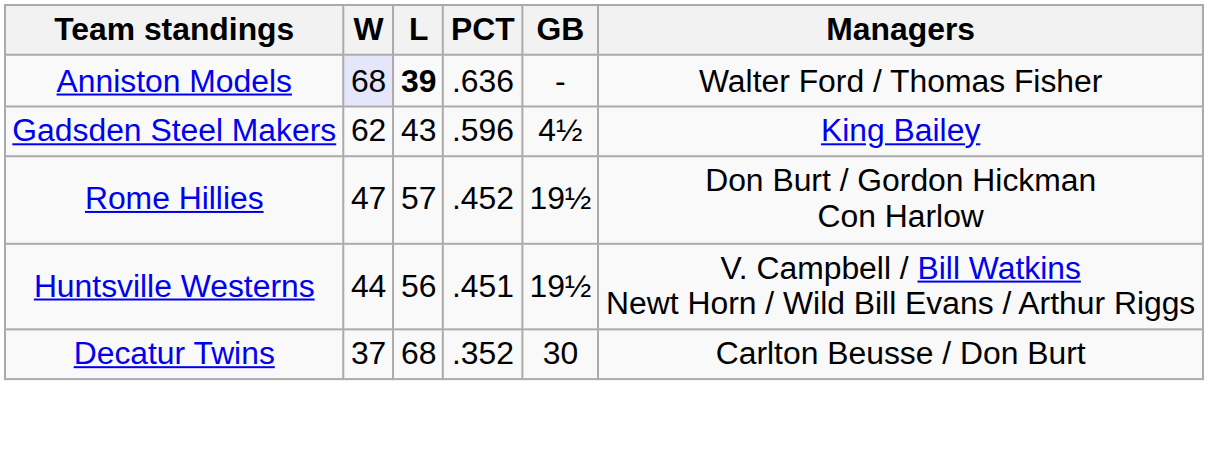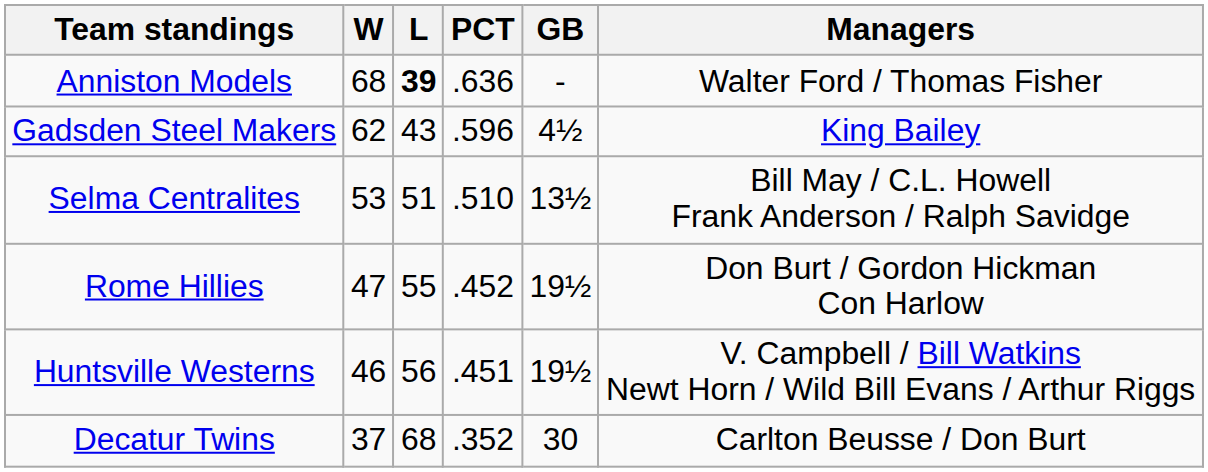(369, 80) lavender background -> (369, 80) no background
+ row: (174, 199)
(419, 199) 57 -> (419, 285) 55
(369, 285) 44 -> (369, 371) 46
